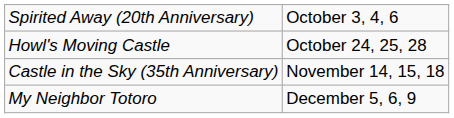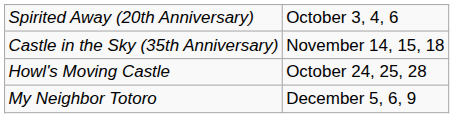rows swapped: (89, 44) <-> (143, 71)
